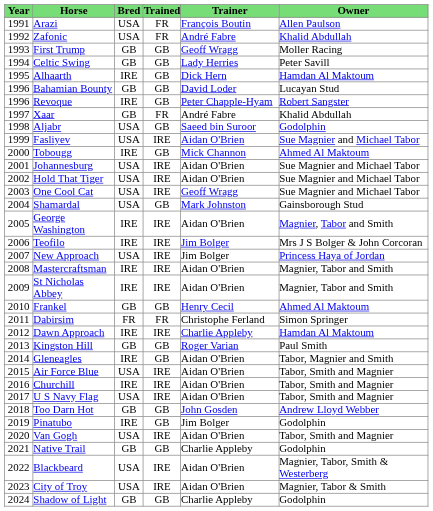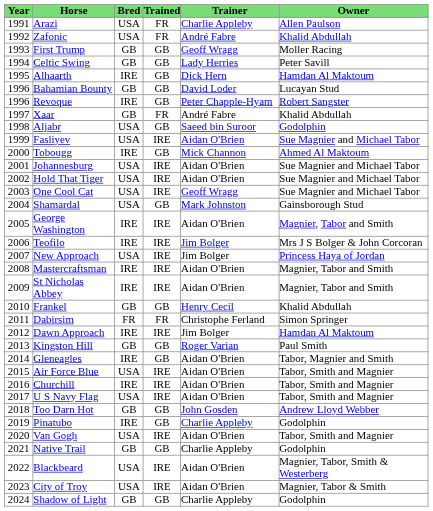(216, 23) François Boutin -> (217, 23) Charlie Appleby
(324, 306) Ahmed Al Maktoum -> (315, 306) Khalid Abdullah
(217, 332) Charlie Appleby -> (205, 332) Jim Bolger
(205, 423) Jim Bolger -> (217, 423) Charlie Appleby
